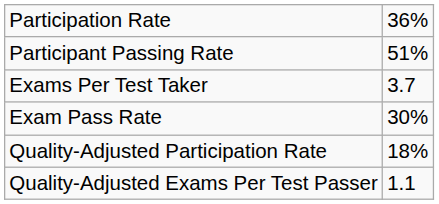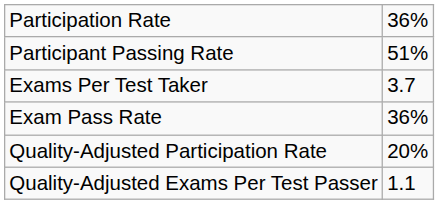(408, 118) 30% -> (408, 118) 36%
(408, 150) 18% -> (408, 150) 20%
